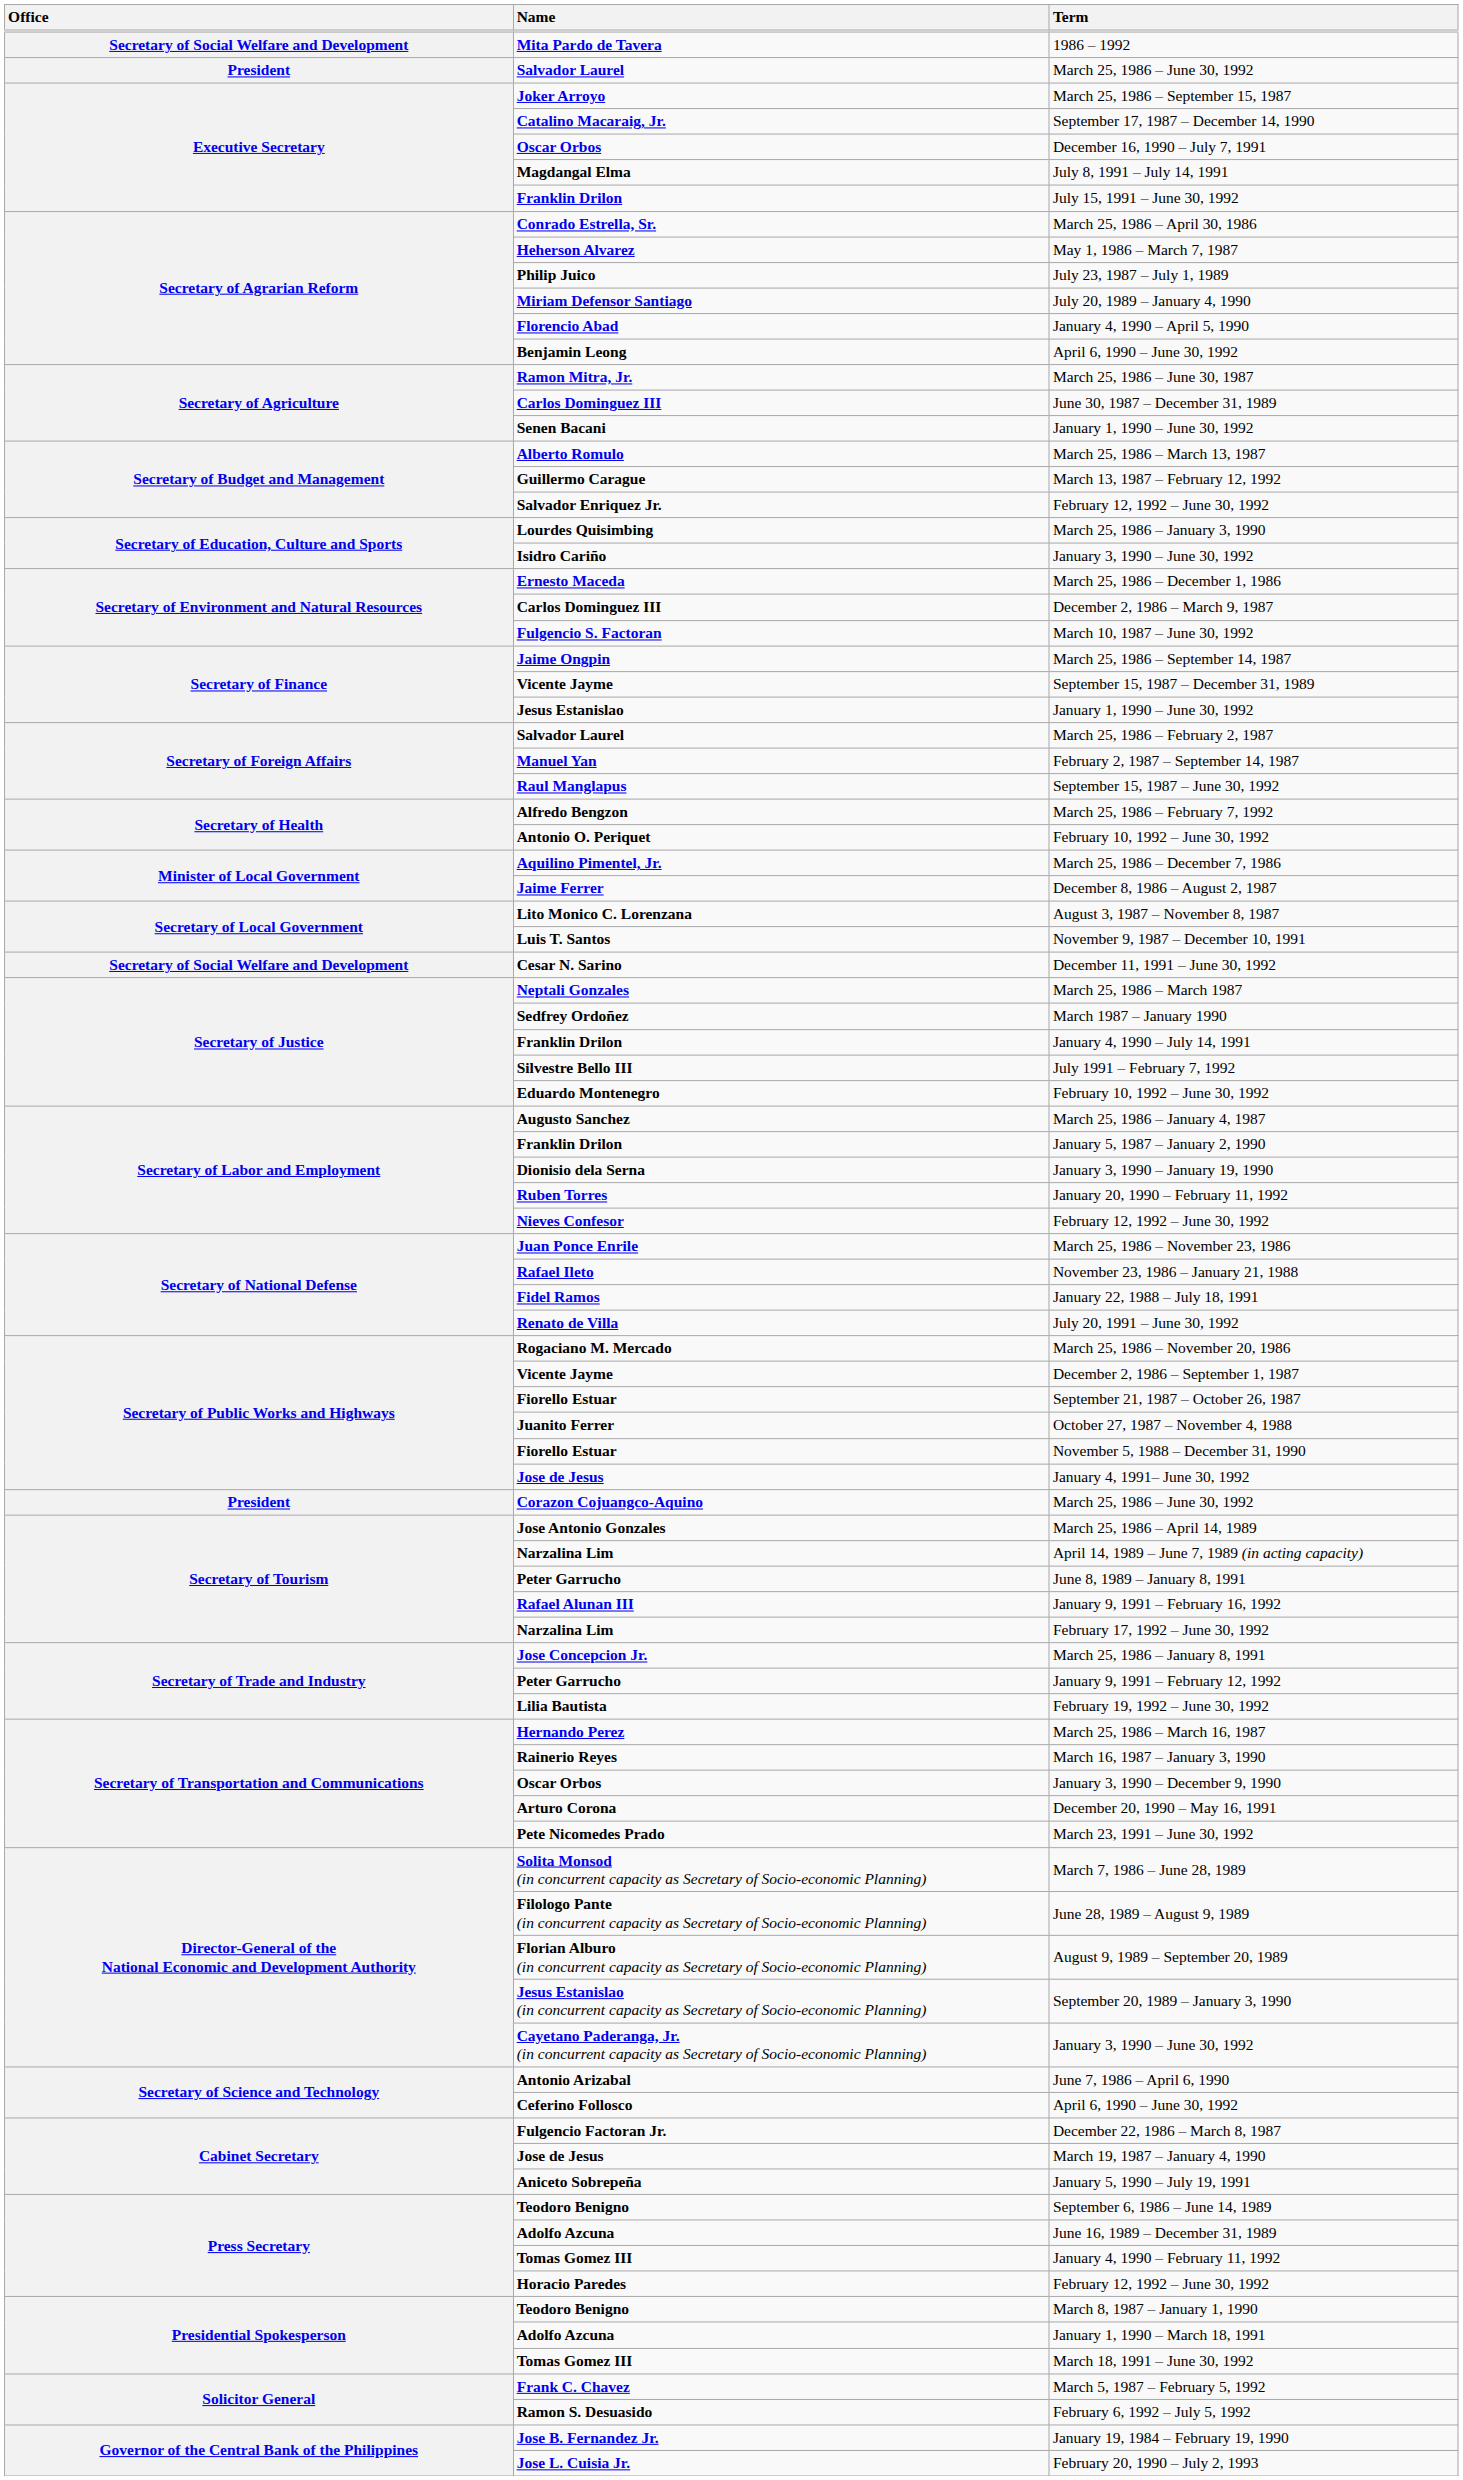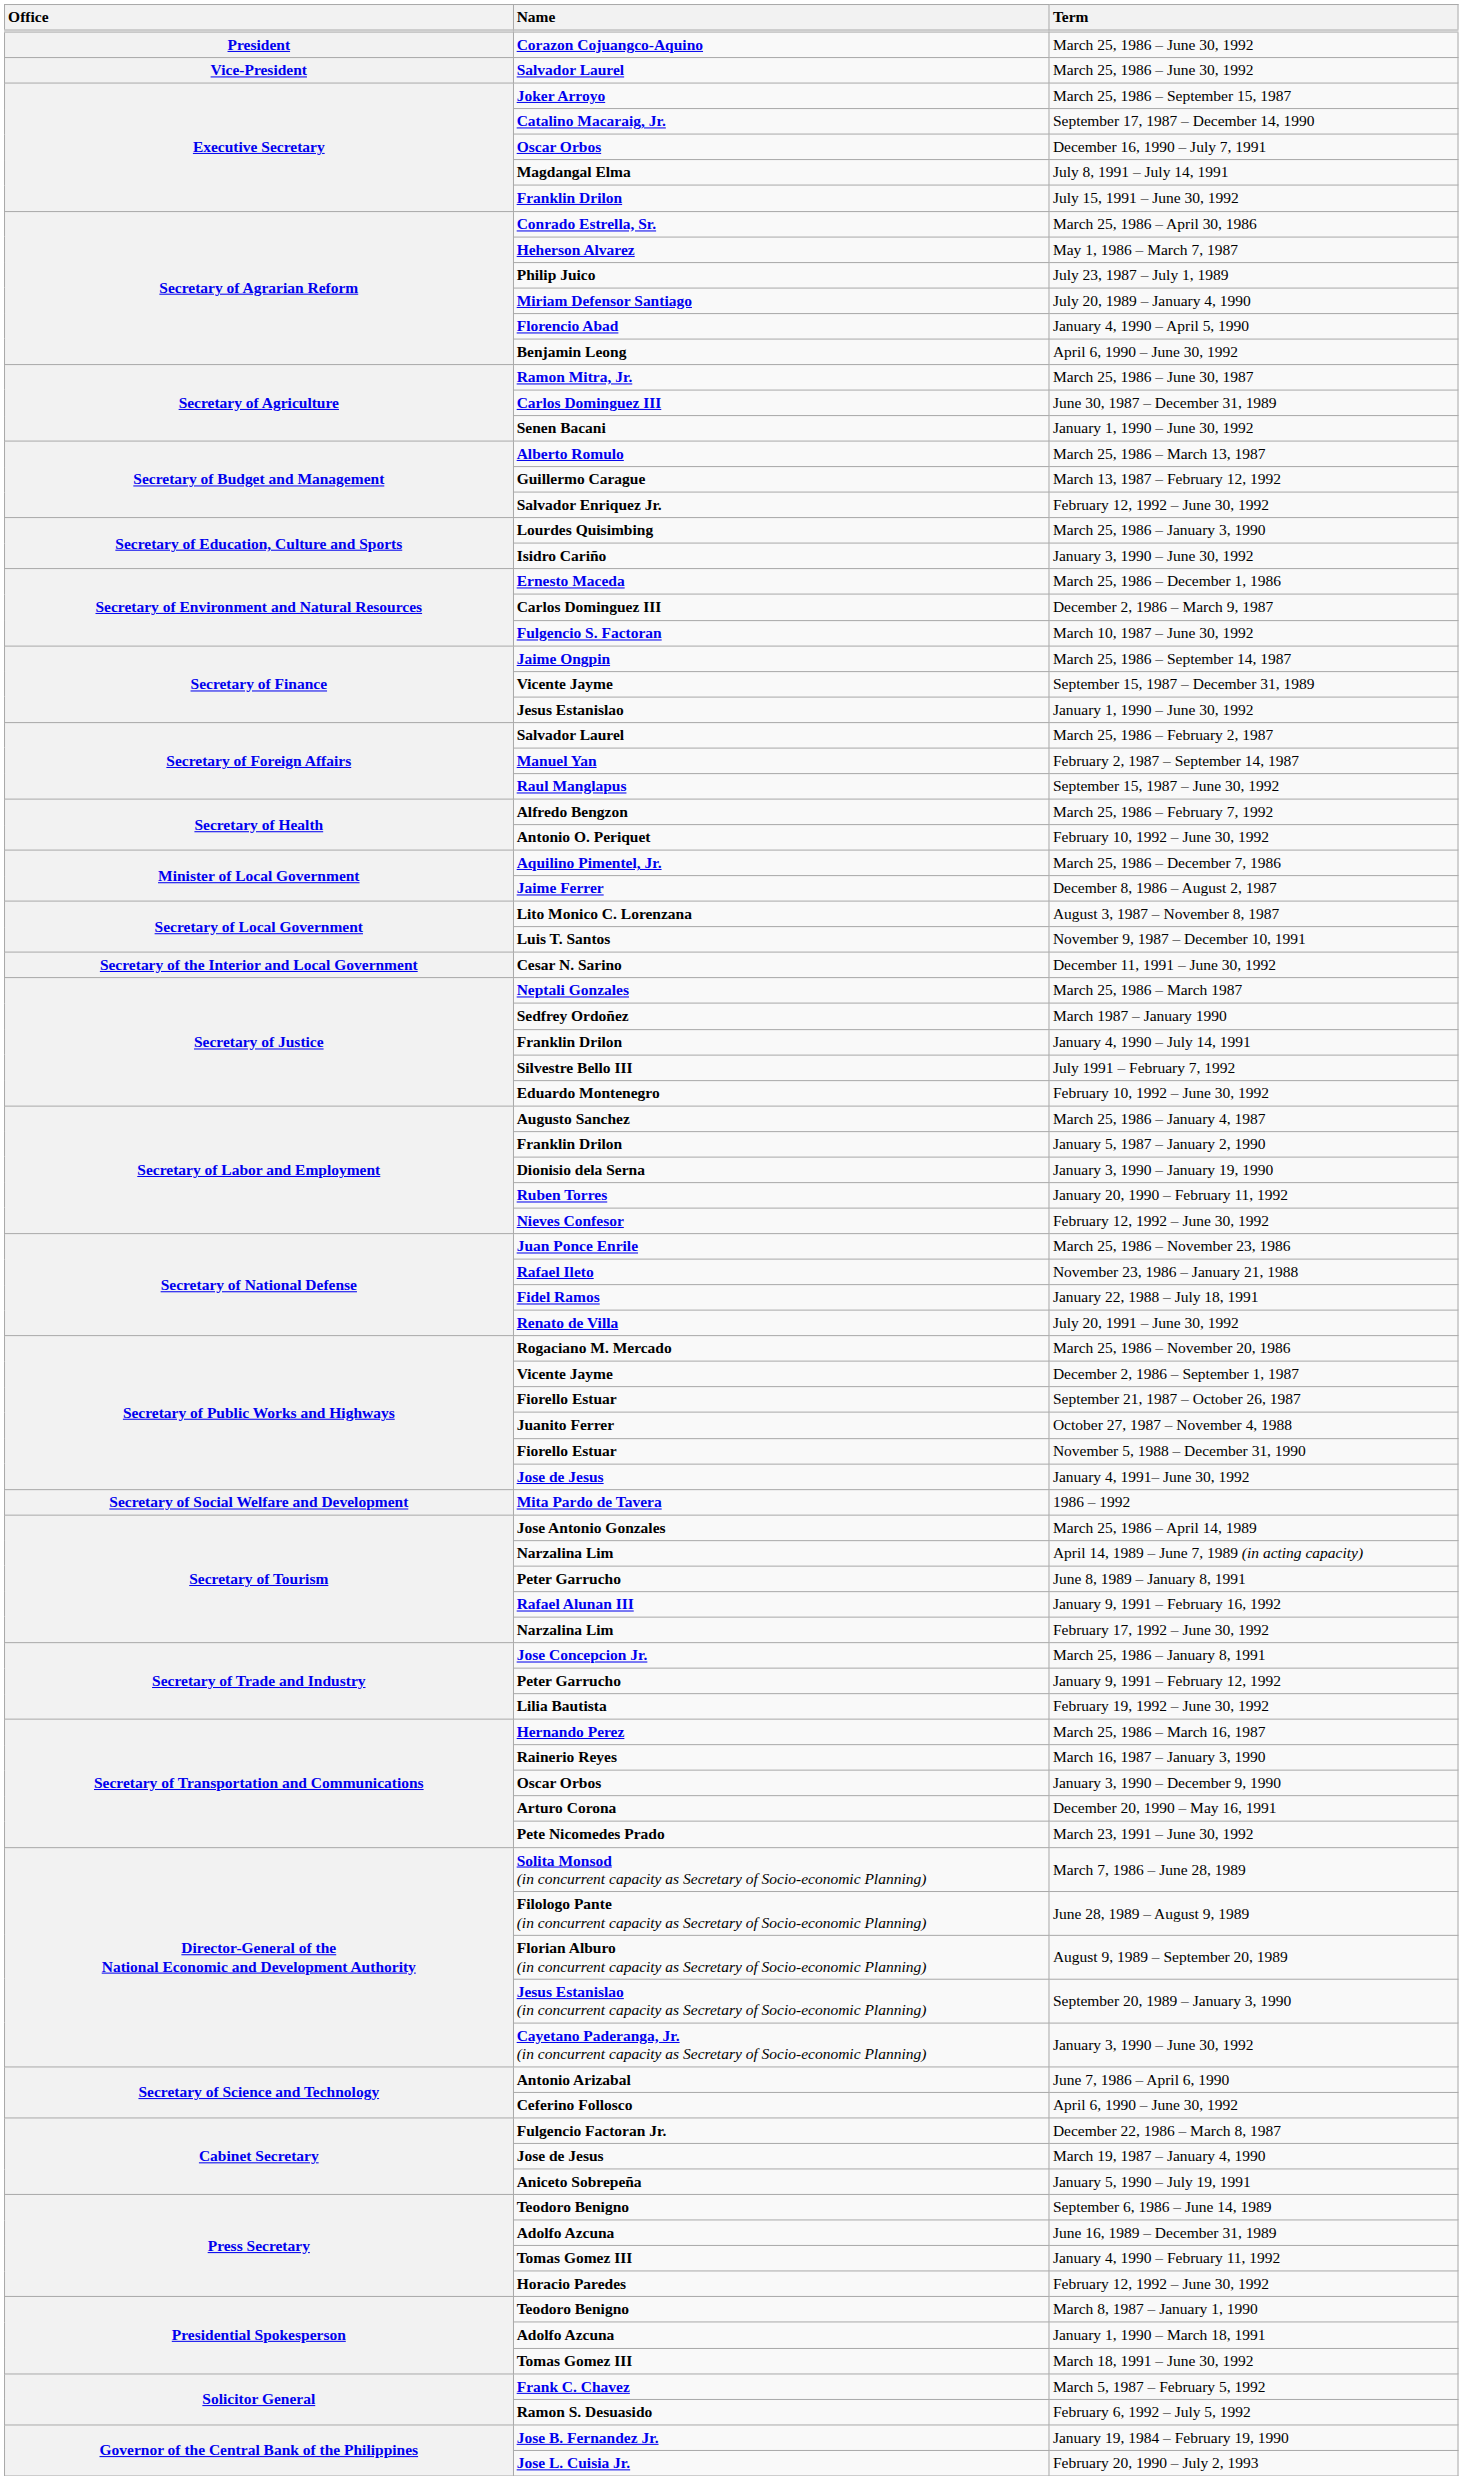rows swapped: (610, 1502) <-> (589, 45)
(259, 70) President -> (259, 70) Vice-President
(259, 965) Secretary of Social Welfare and Development -> (259, 965) Secretary of the Interior and Local Government
